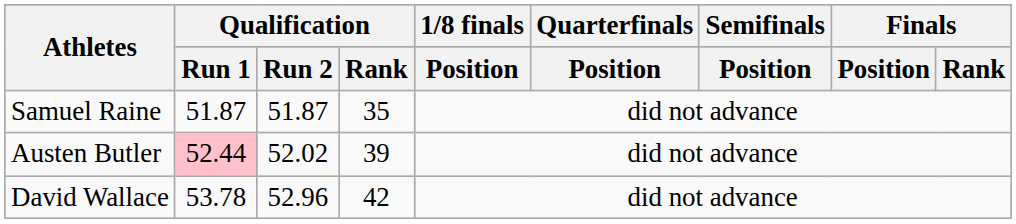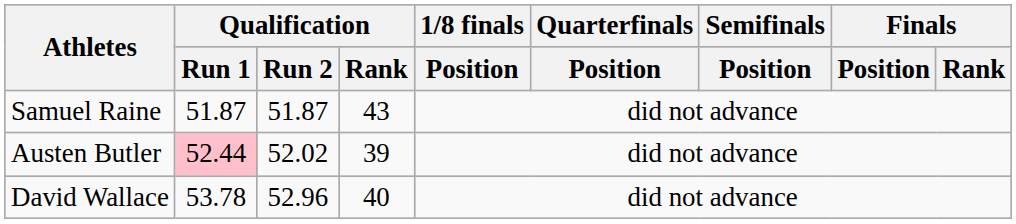(376, 111) 35 -> (376, 111) 43
(376, 196) 42 -> (376, 196) 40
